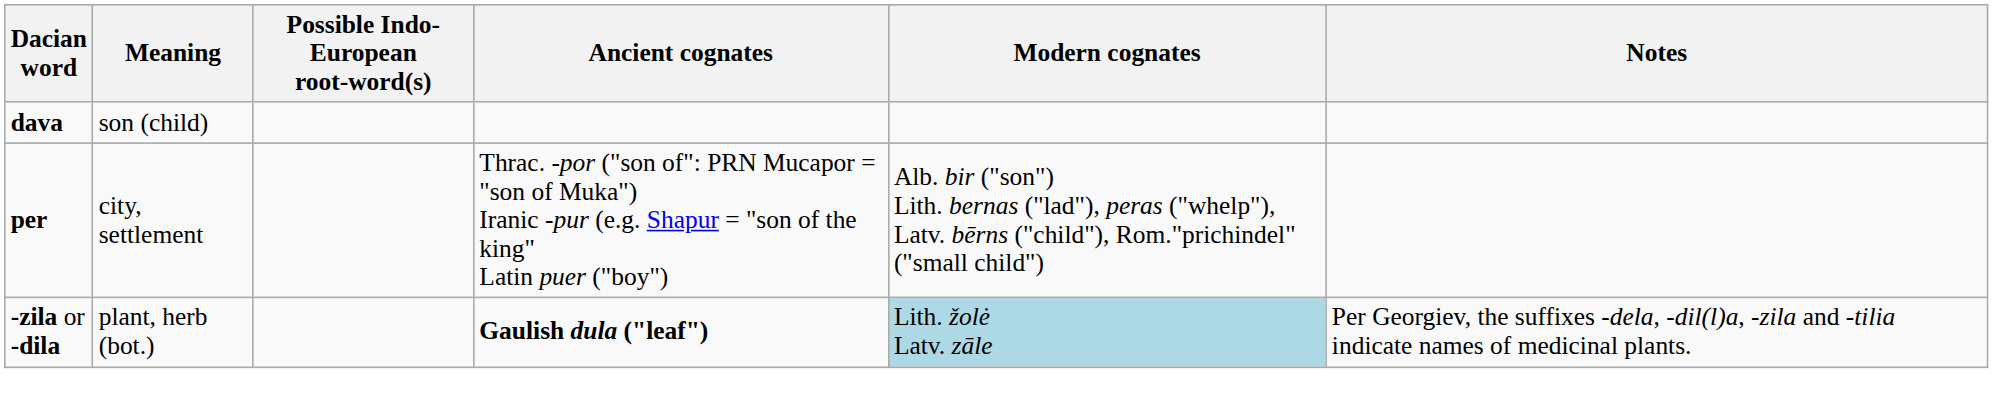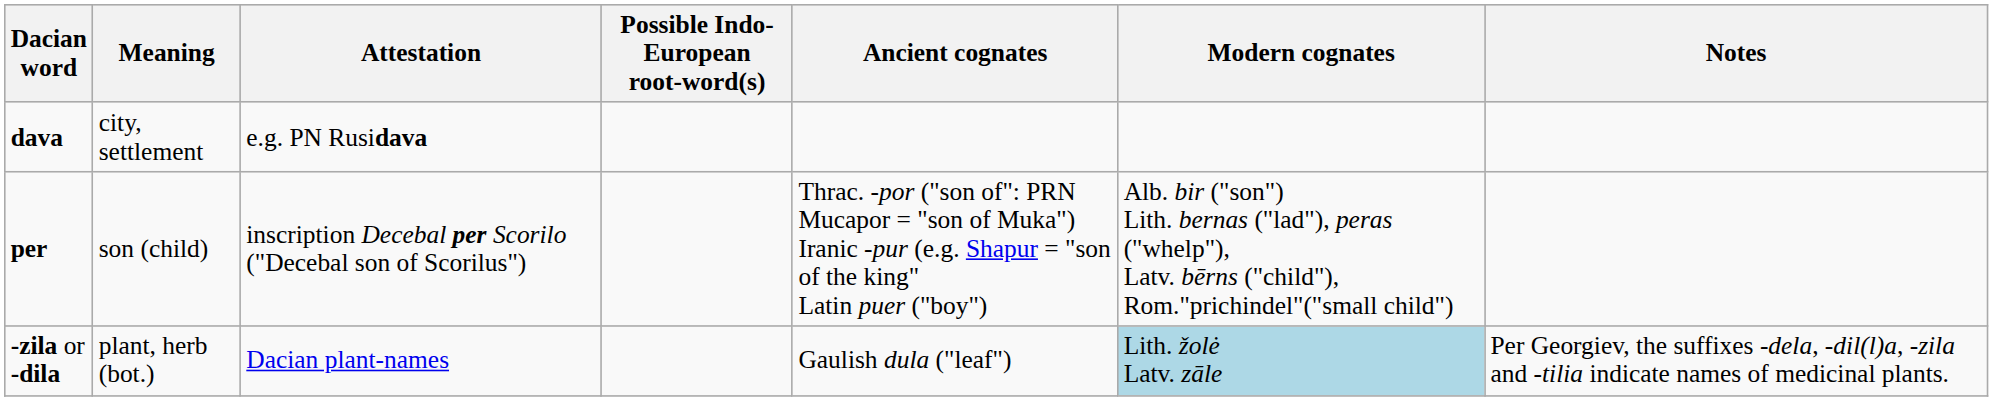+ column: (421, 53)
(153, 122) son (child) -> (151, 136) city, settlement
(151, 219) city, settlement -> (153, 248) son (child)
(594, 331) bold -> (905, 360) normal
